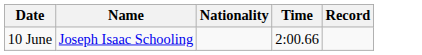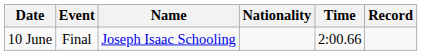+ column: (77, 15)
